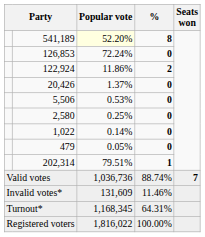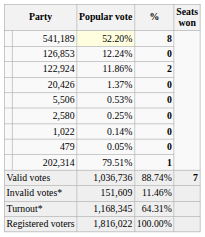(117, 54) 72.24% -> (117, 54) 12.24%
(116, 193) 131,609 -> (116, 193) 151,609
